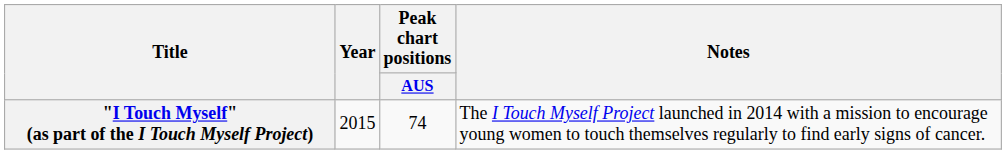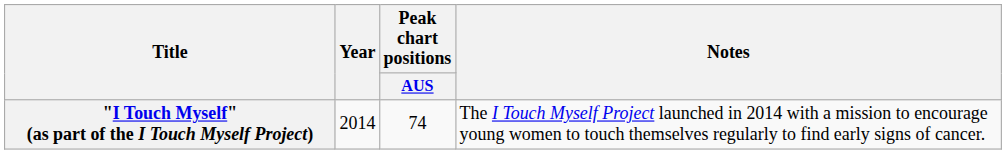(357, 124) 2015 -> (357, 124) 2014
